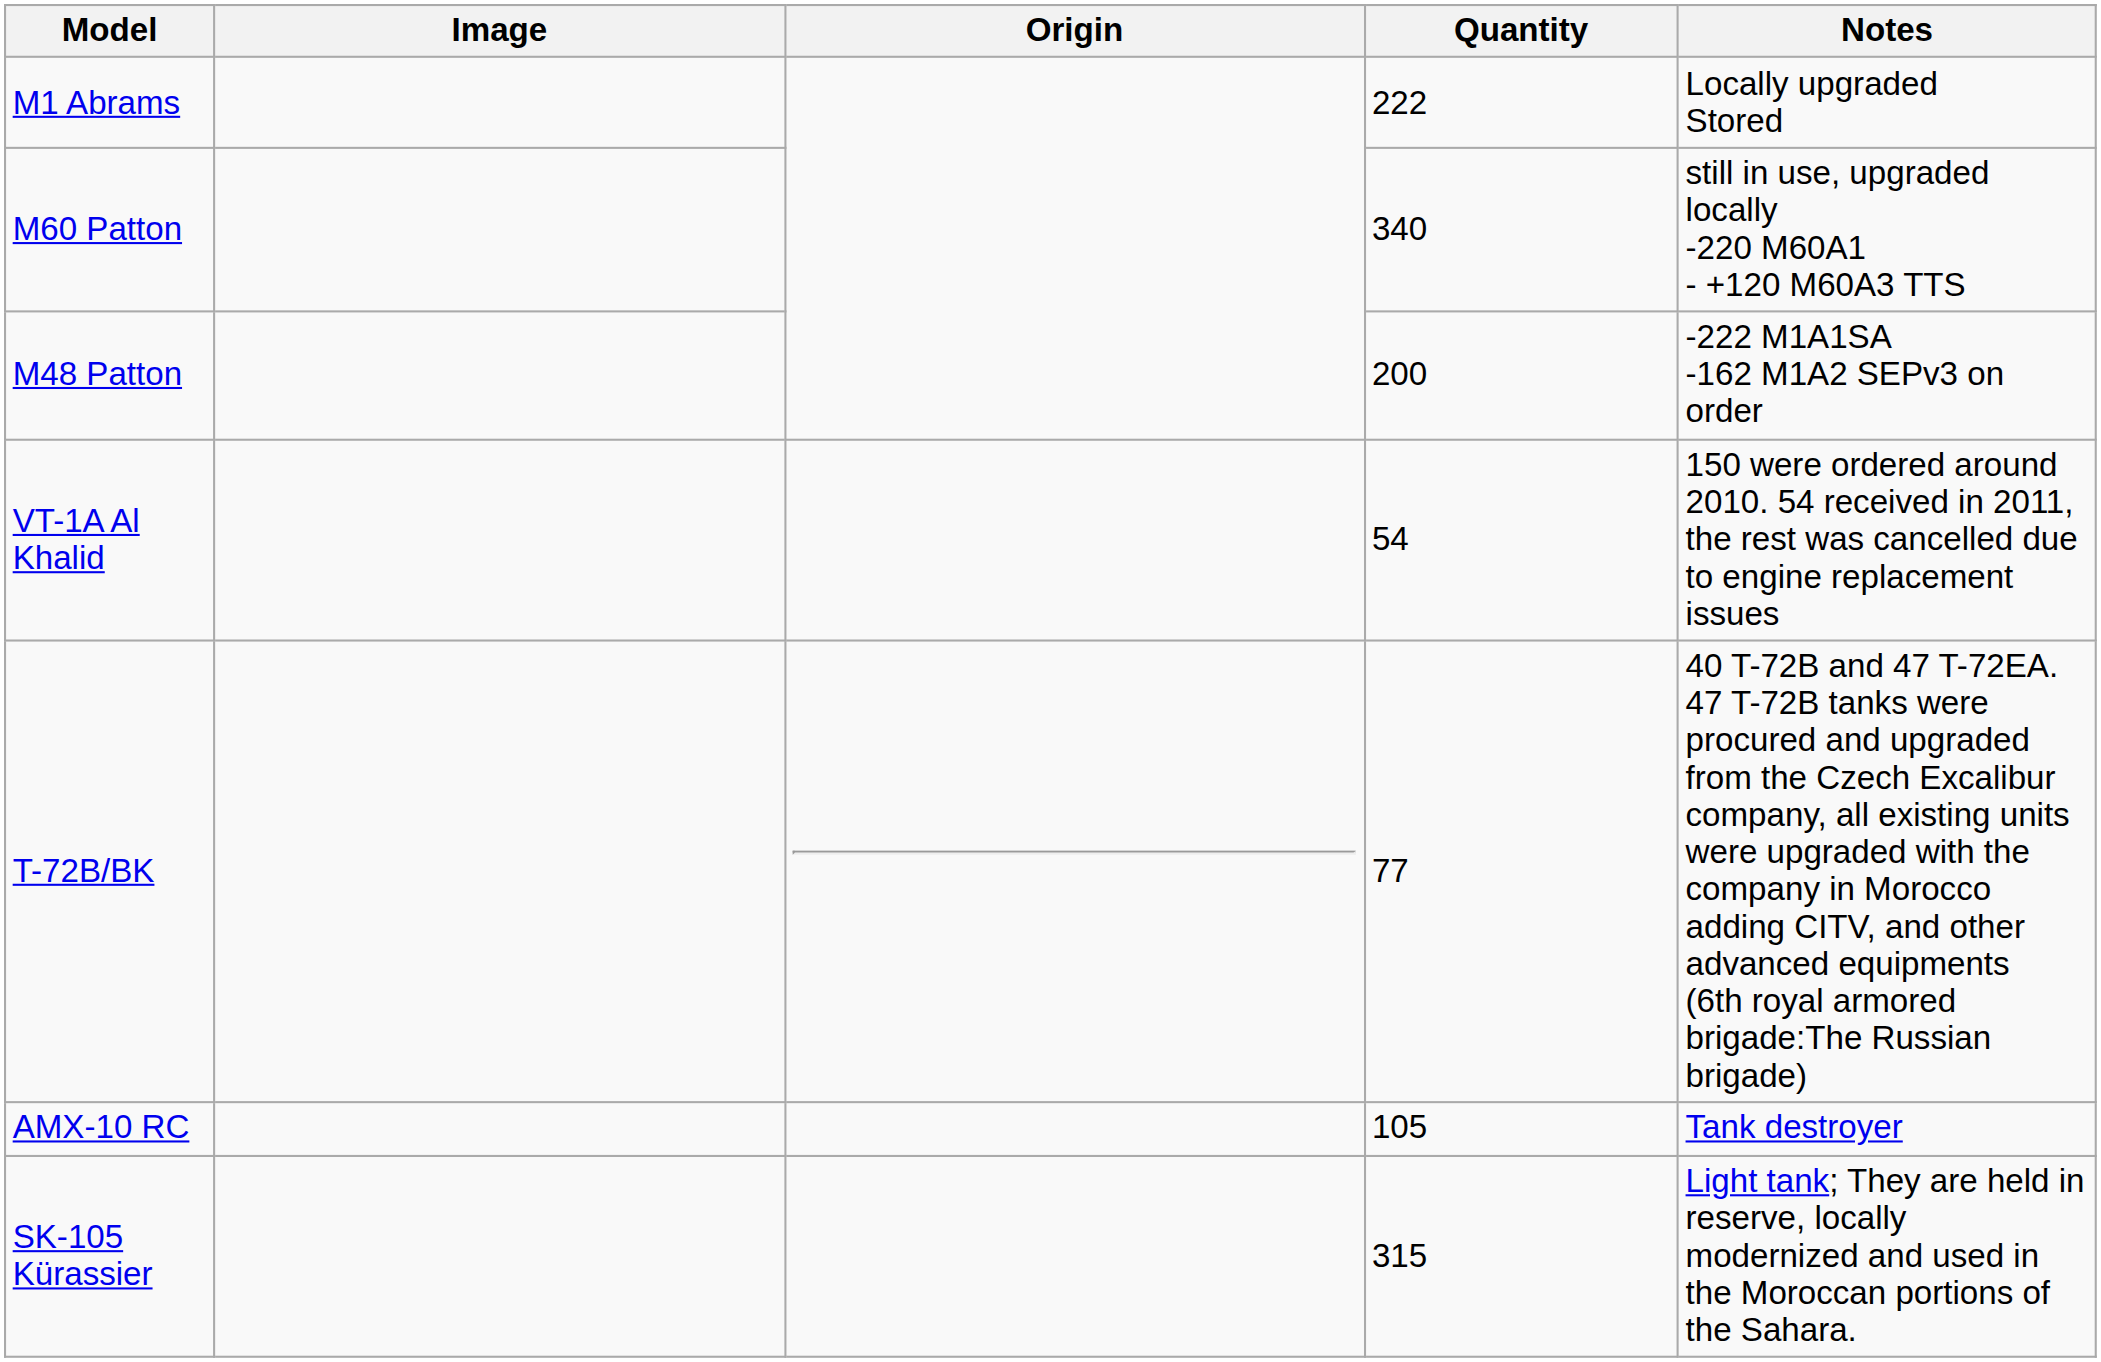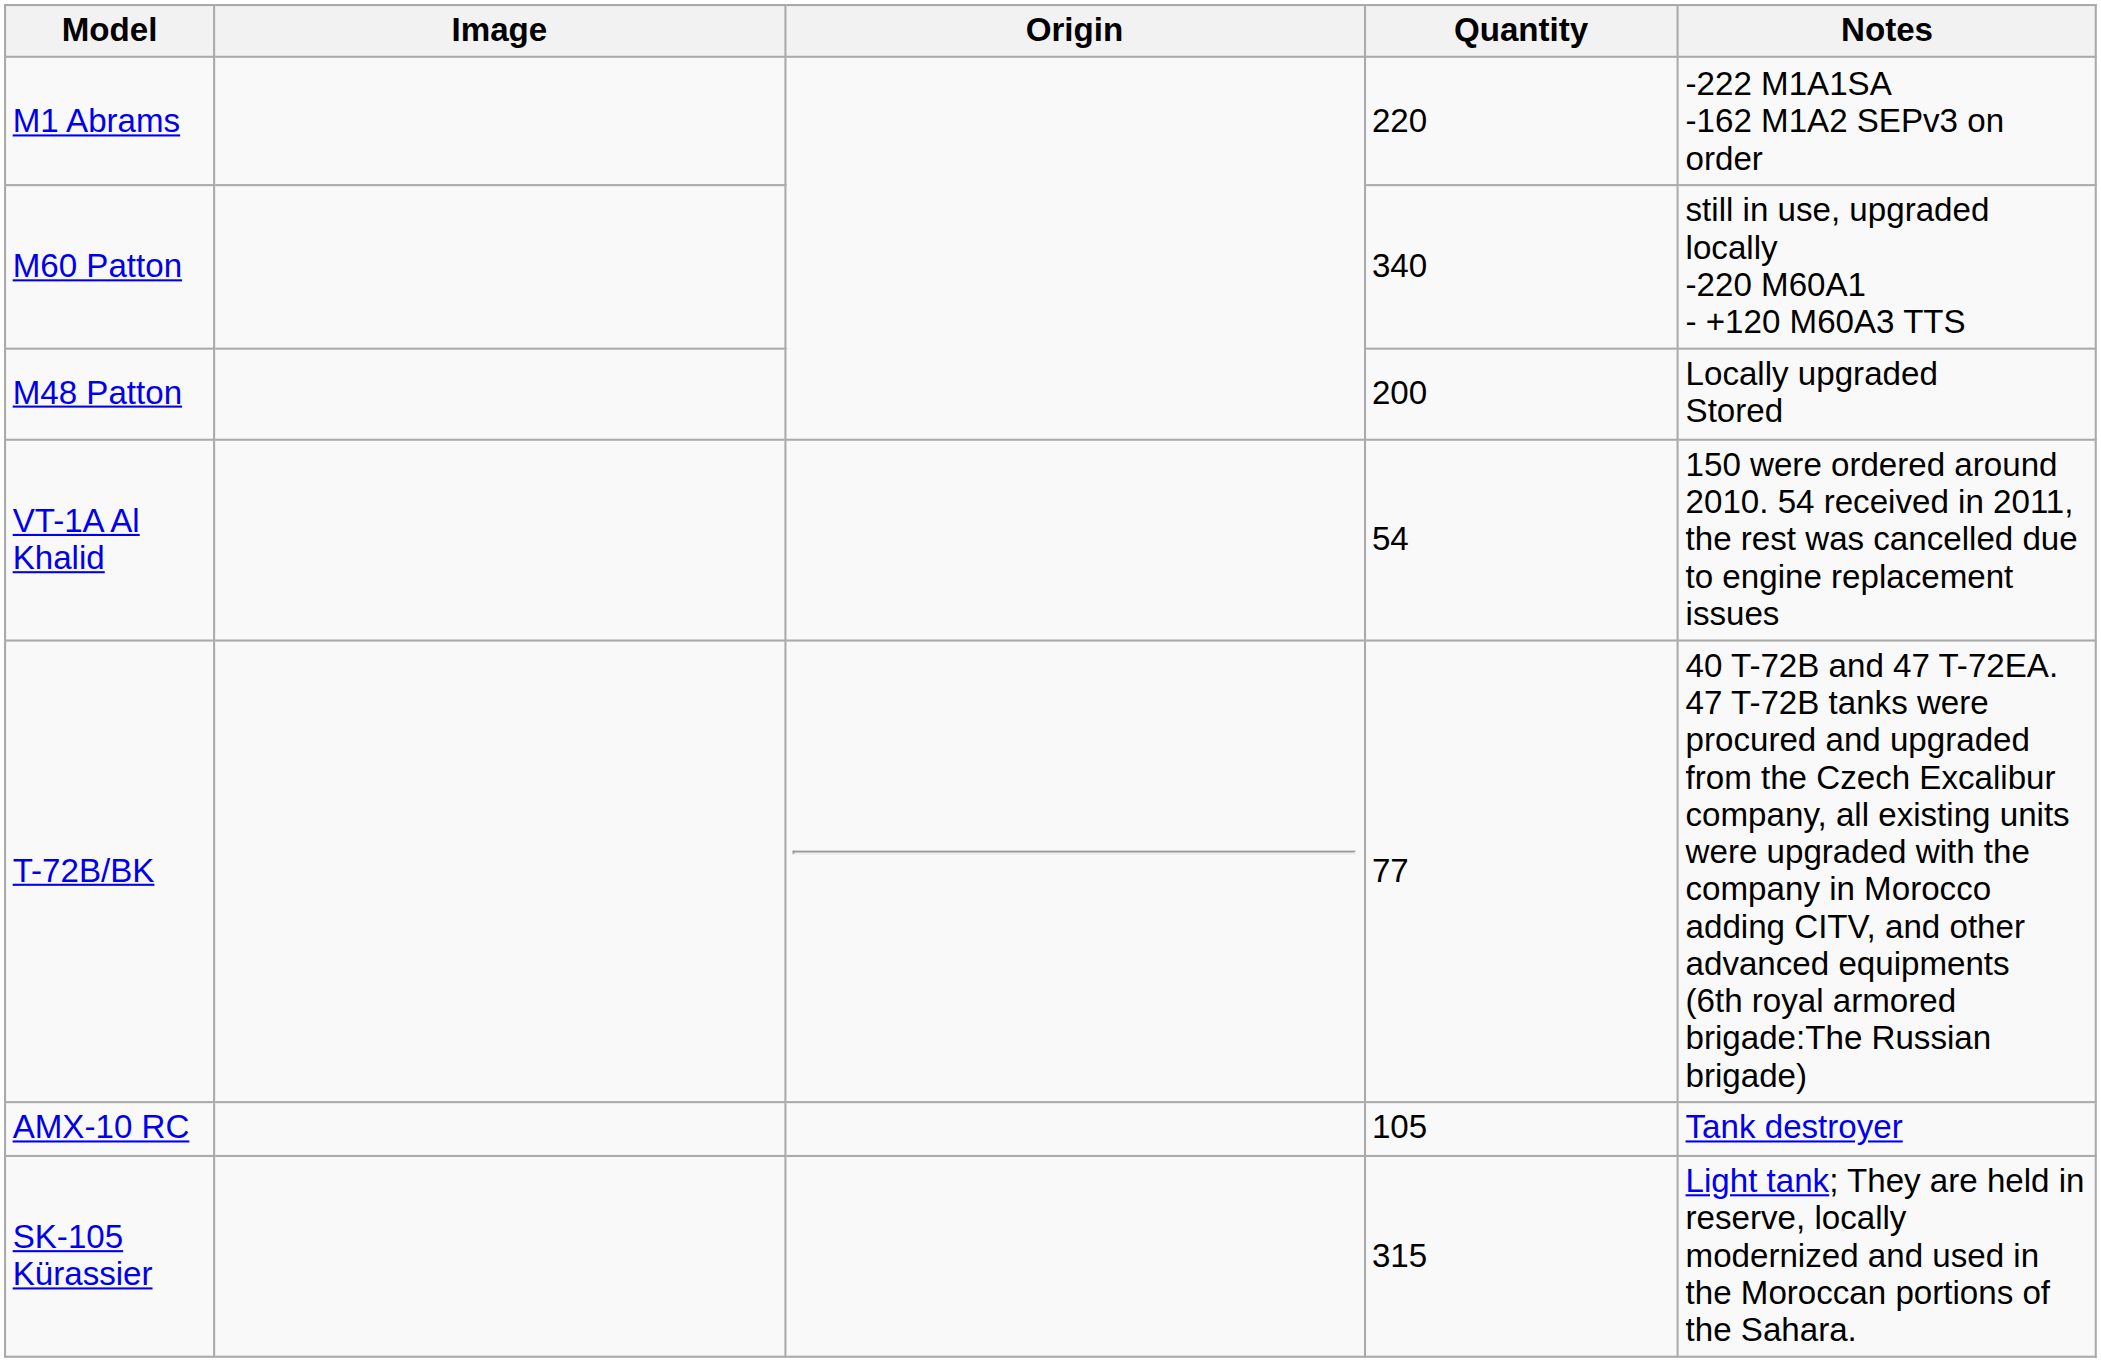(1400, 101) 222 -> (1400, 120) 220
(1812, 101) Locally upgraded Stored -> (1845, 120) -222 M1A1SA -162 M1A2 SEPv3 on order
(1845, 374) -222 M1A1SA -162 M1A2 SEPv3 on order -> (1812, 393) Locally upgraded Stored
